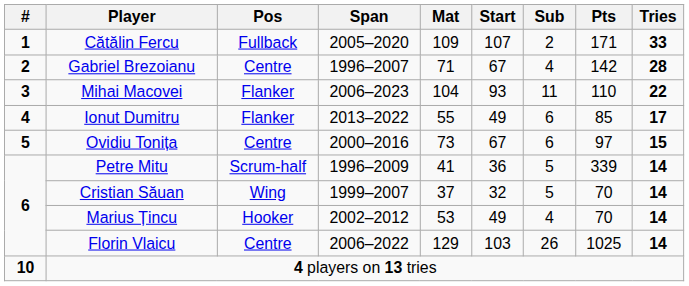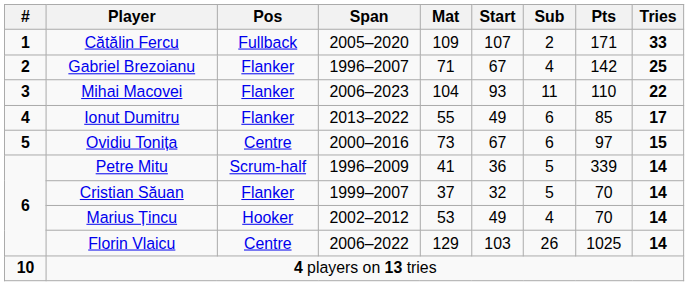(268, 67) Centre -> (268, 67) Flanker
(658, 67) 28 -> (658, 67) 25
(268, 192) Wing -> (268, 192) Flanker
